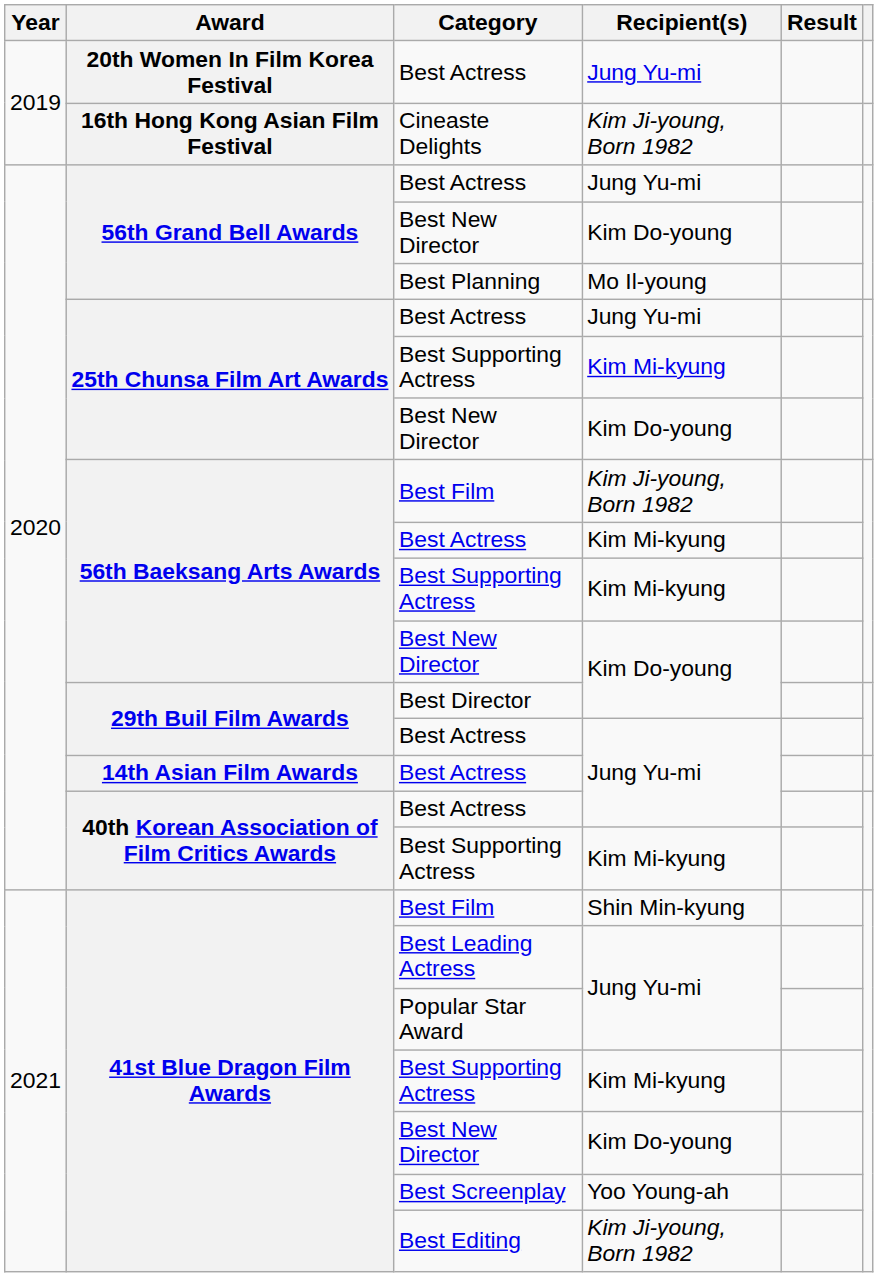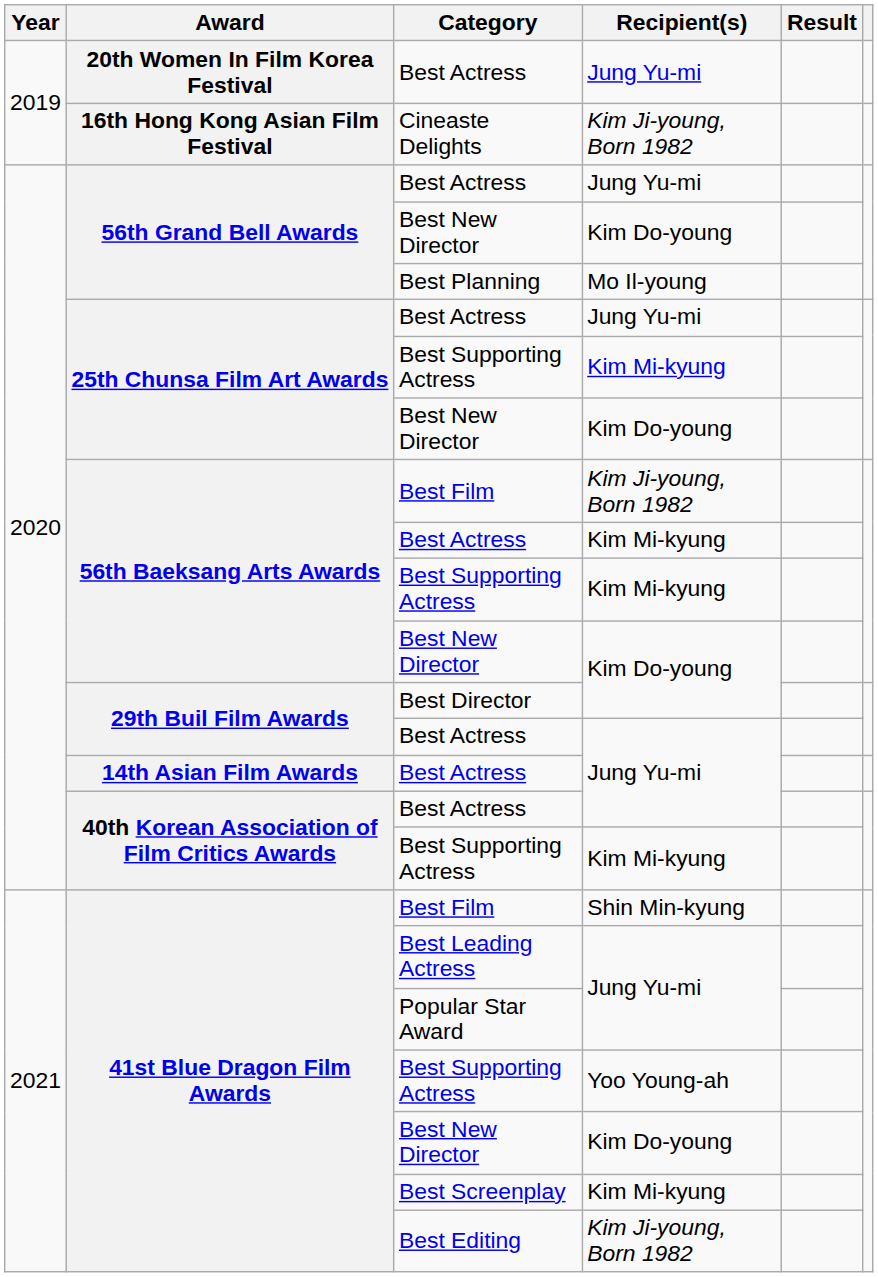(656, 1080) Kim Mi-kyung -> (658, 1080) Yoo Young-ah
(658, 1191) Yoo Young-ah -> (656, 1191) Kim Mi-kyung
